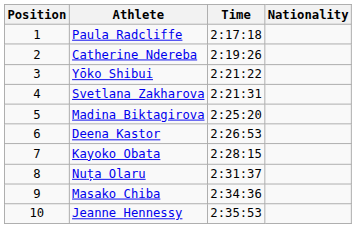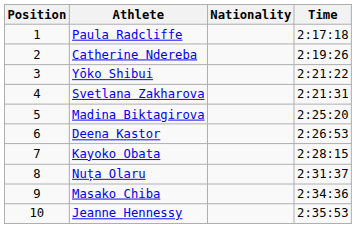columns swapped: (308, 14) <-> (236, 14)
